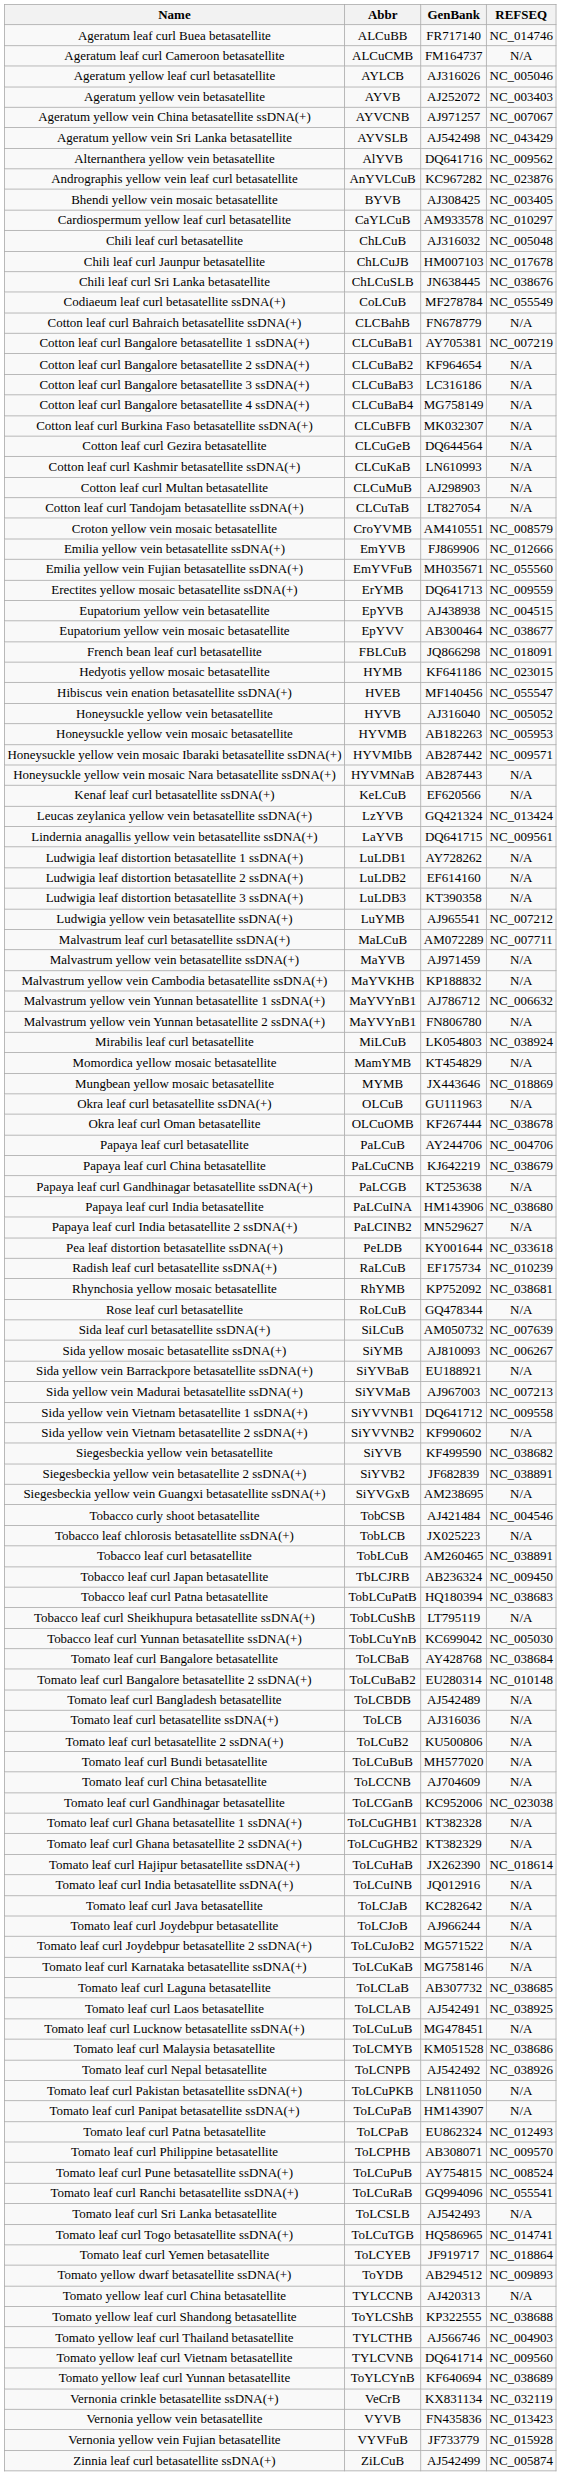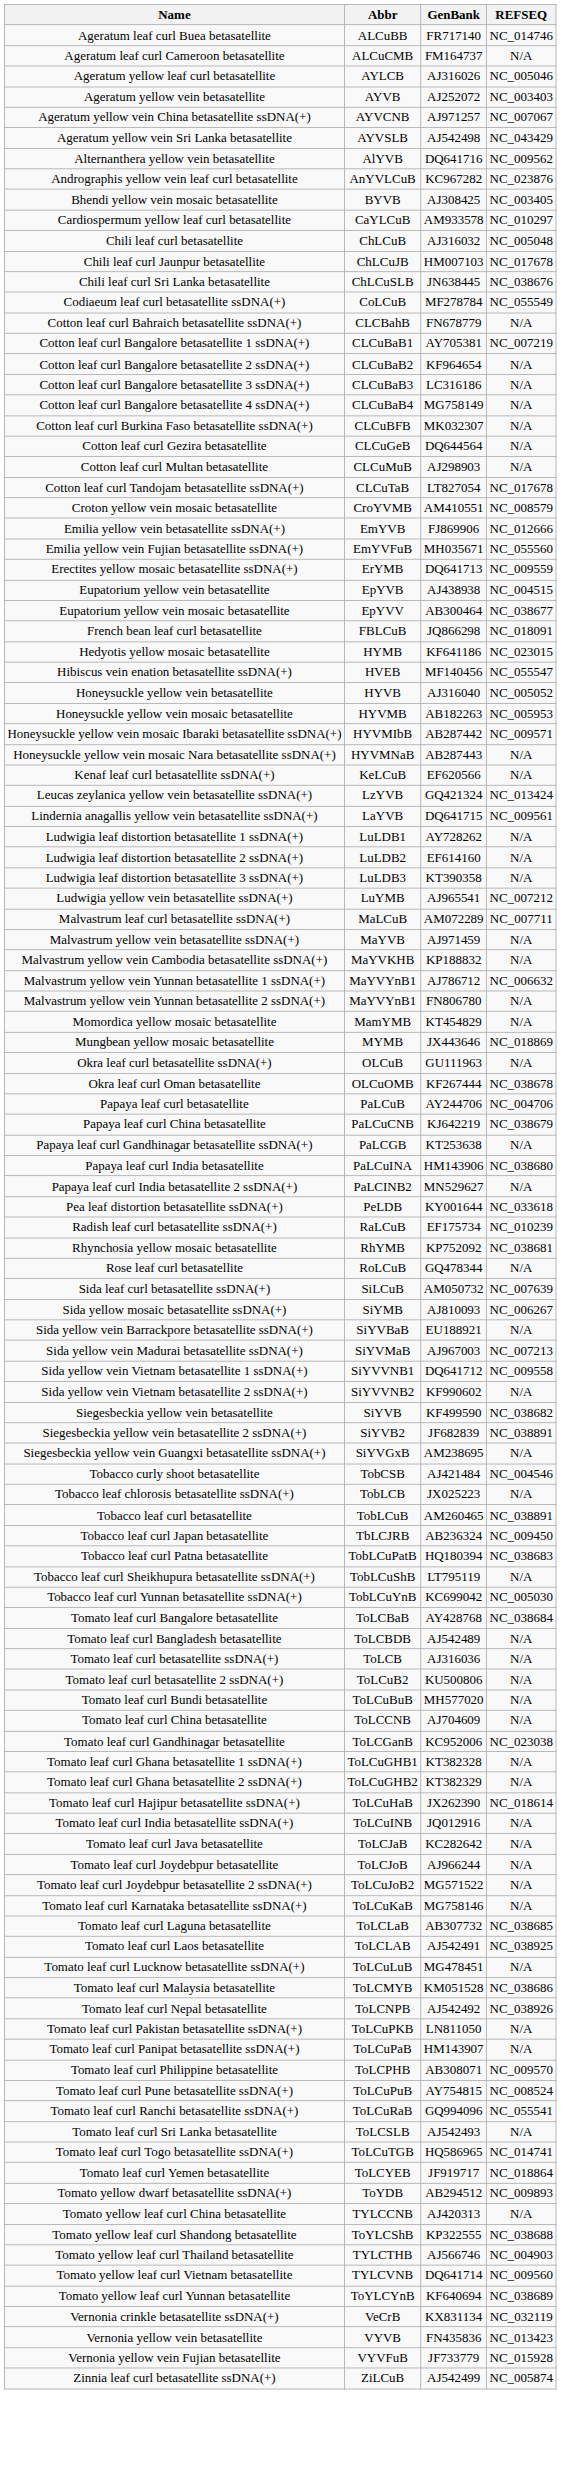- row: (174, 466)
(521, 508) N/A -> (521, 487) NC_017678
- row: (174, 1042)
- row: (174, 1679)
- row: (174, 2131)
